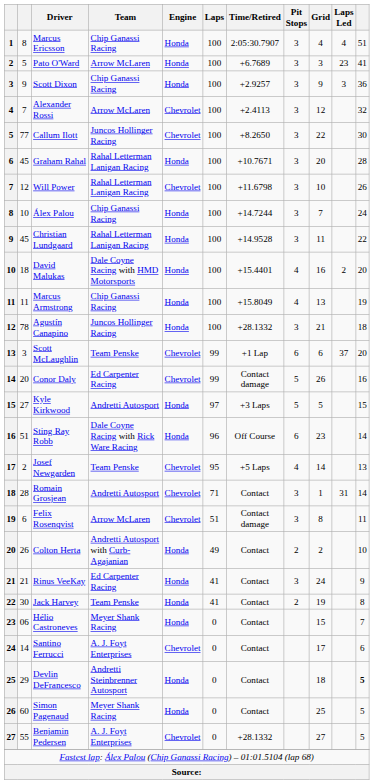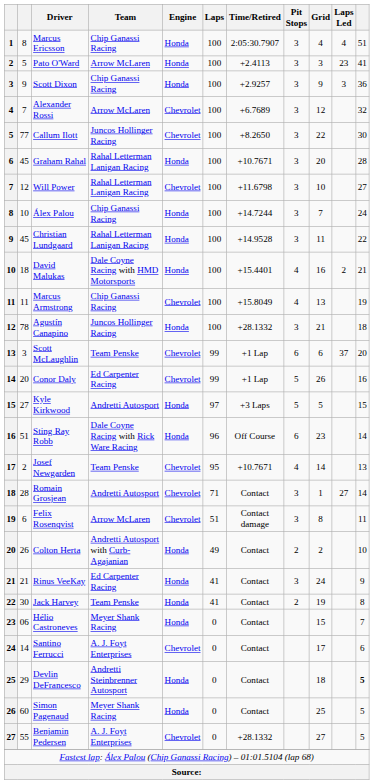(255, 63) +6.7689 -> (255, 63) +2.4113
(255, 110) +2.4113 -> (255, 110) +6.7689
(362, 187) 26 -> (362, 187) 27
(362, 270) 20 -> (362, 270) 21
(177, 301) Honda -> (183, 301) Chevrolet
(255, 379) Contact damage -> (255, 379) +1 Lap
(255, 467) +5 Laps -> (255, 467) +10.7671
(344, 493) 31 -> (344, 493) 27
